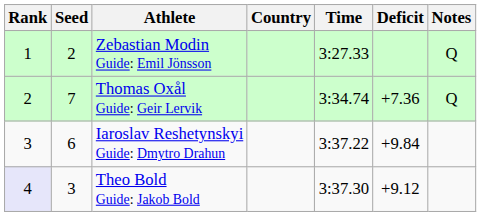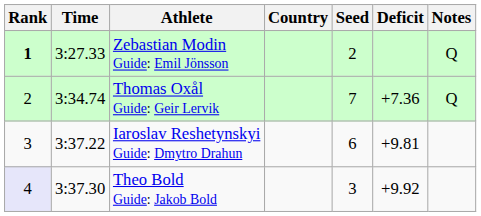columns swapped: (72, 17) <-> (344, 17)
(28, 53) normal -> (28, 53) bold
(400, 143) +9.84 -> (400, 143) +9.81
(400, 188) +9.12 -> (400, 188) +9.92
